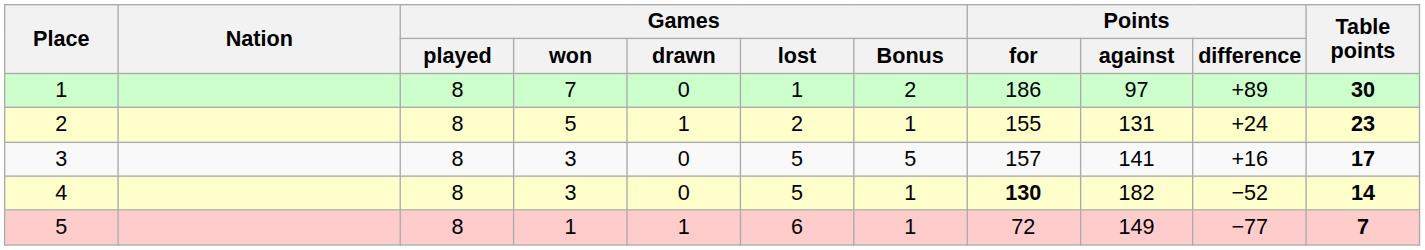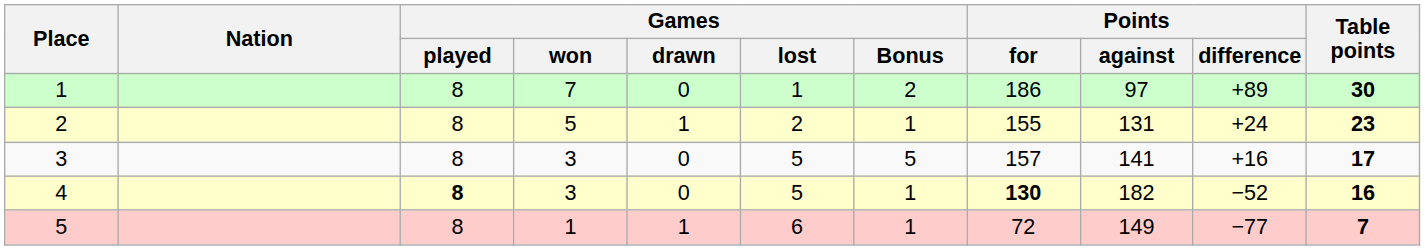(457, 192) normal -> (457, 192) bold
(1363, 192) 14 -> (1363, 192) 16
